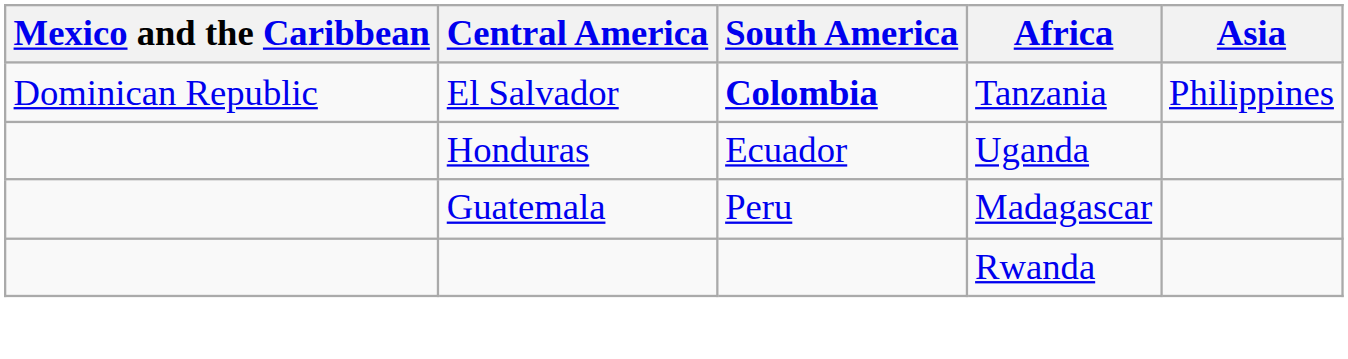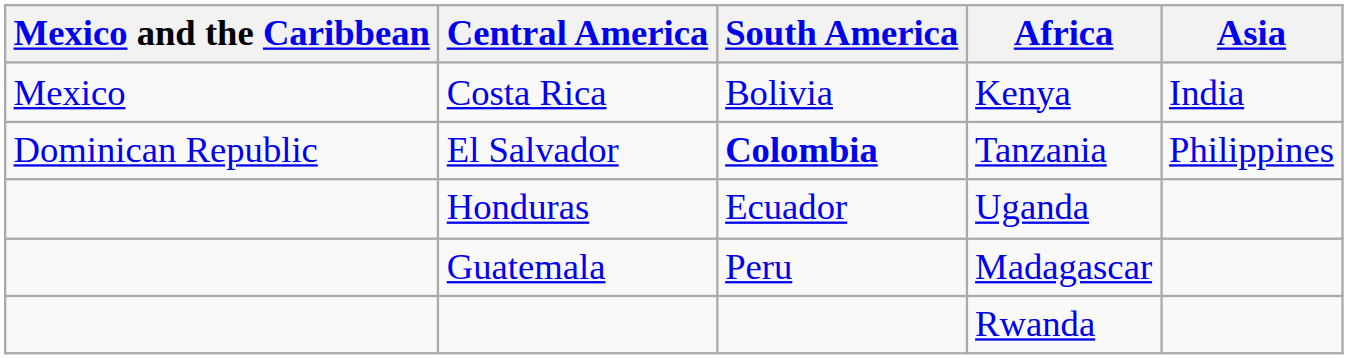+ row: (527, 91)
